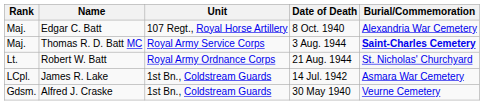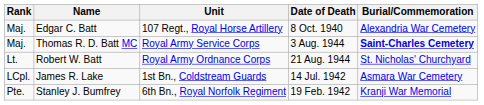- row: (77, 92)
+ row: (78, 92)
